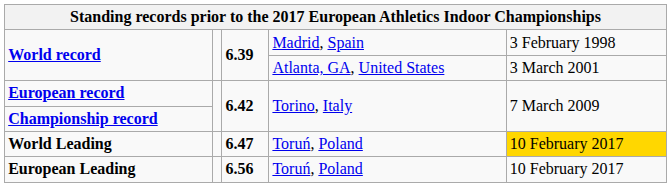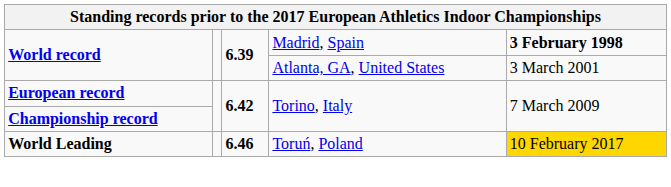(563, 42) normal -> (566, 42) bold
(240, 144) 6.47 -> (240, 144) 6.46
- row: (72, 169)
